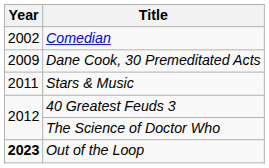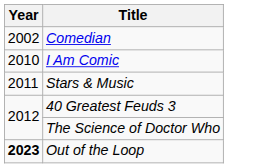- row: (153, 60)
+ row: (82, 60)
